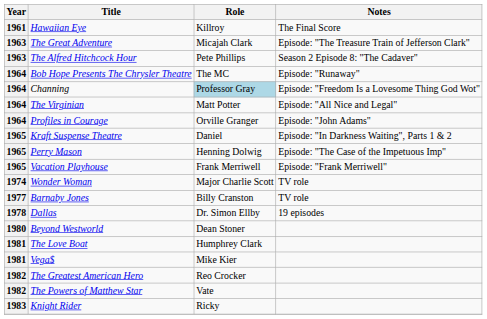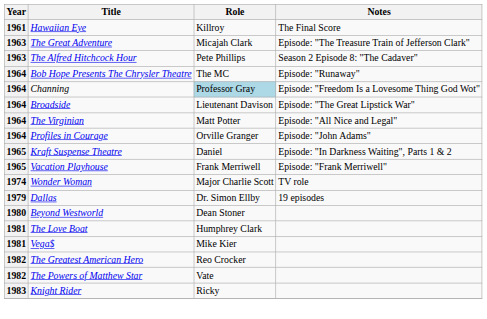+ row: (50, 105)
- row: (56, 151)
- row: (60, 197)
(16, 213) 1978 -> (16, 197) 1979
